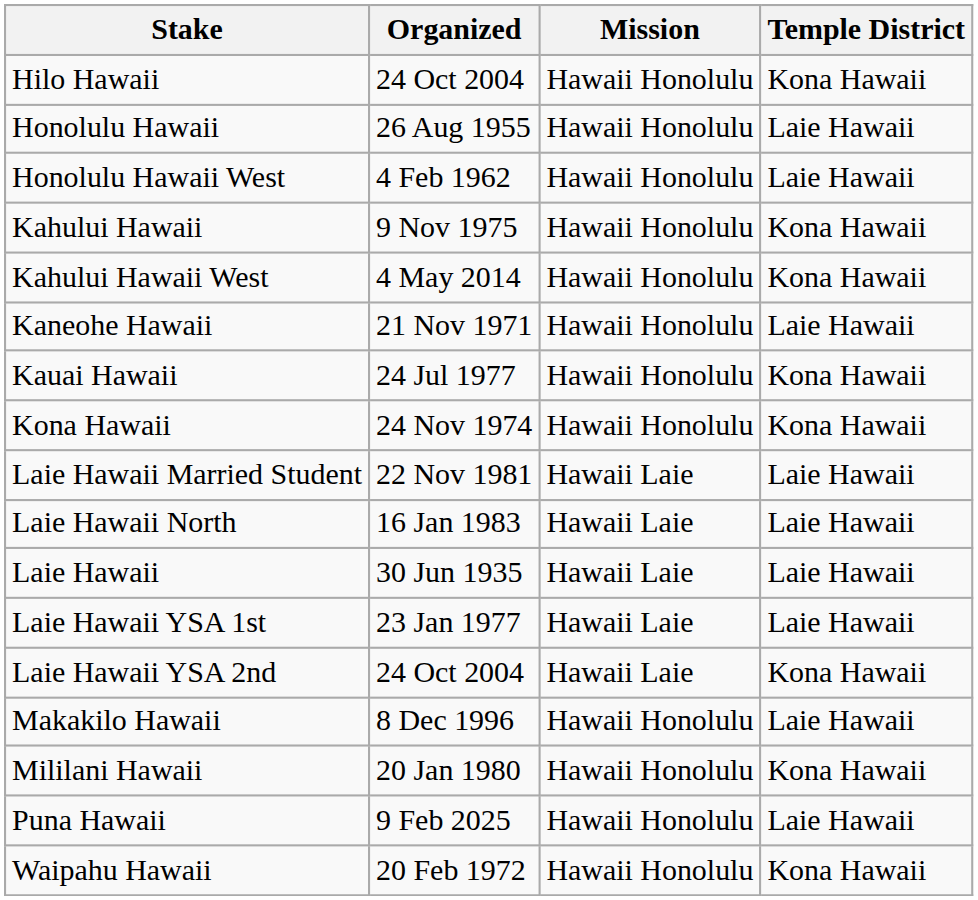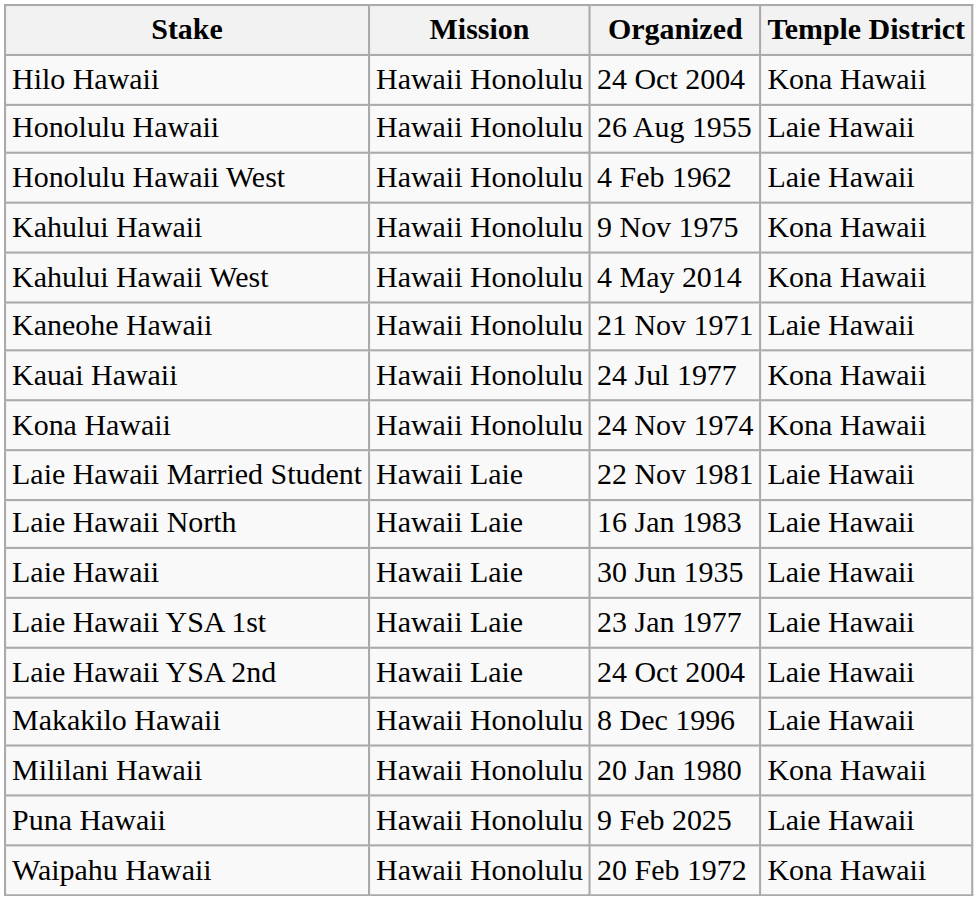columns swapped: (454, 29) <-> (650, 29)
(847, 671) Kona Hawaii -> (841, 671) Laie Hawaii
